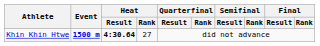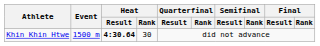(86, 35) bold -> (86, 35) normal
(147, 35) 27 -> (147, 35) 30
